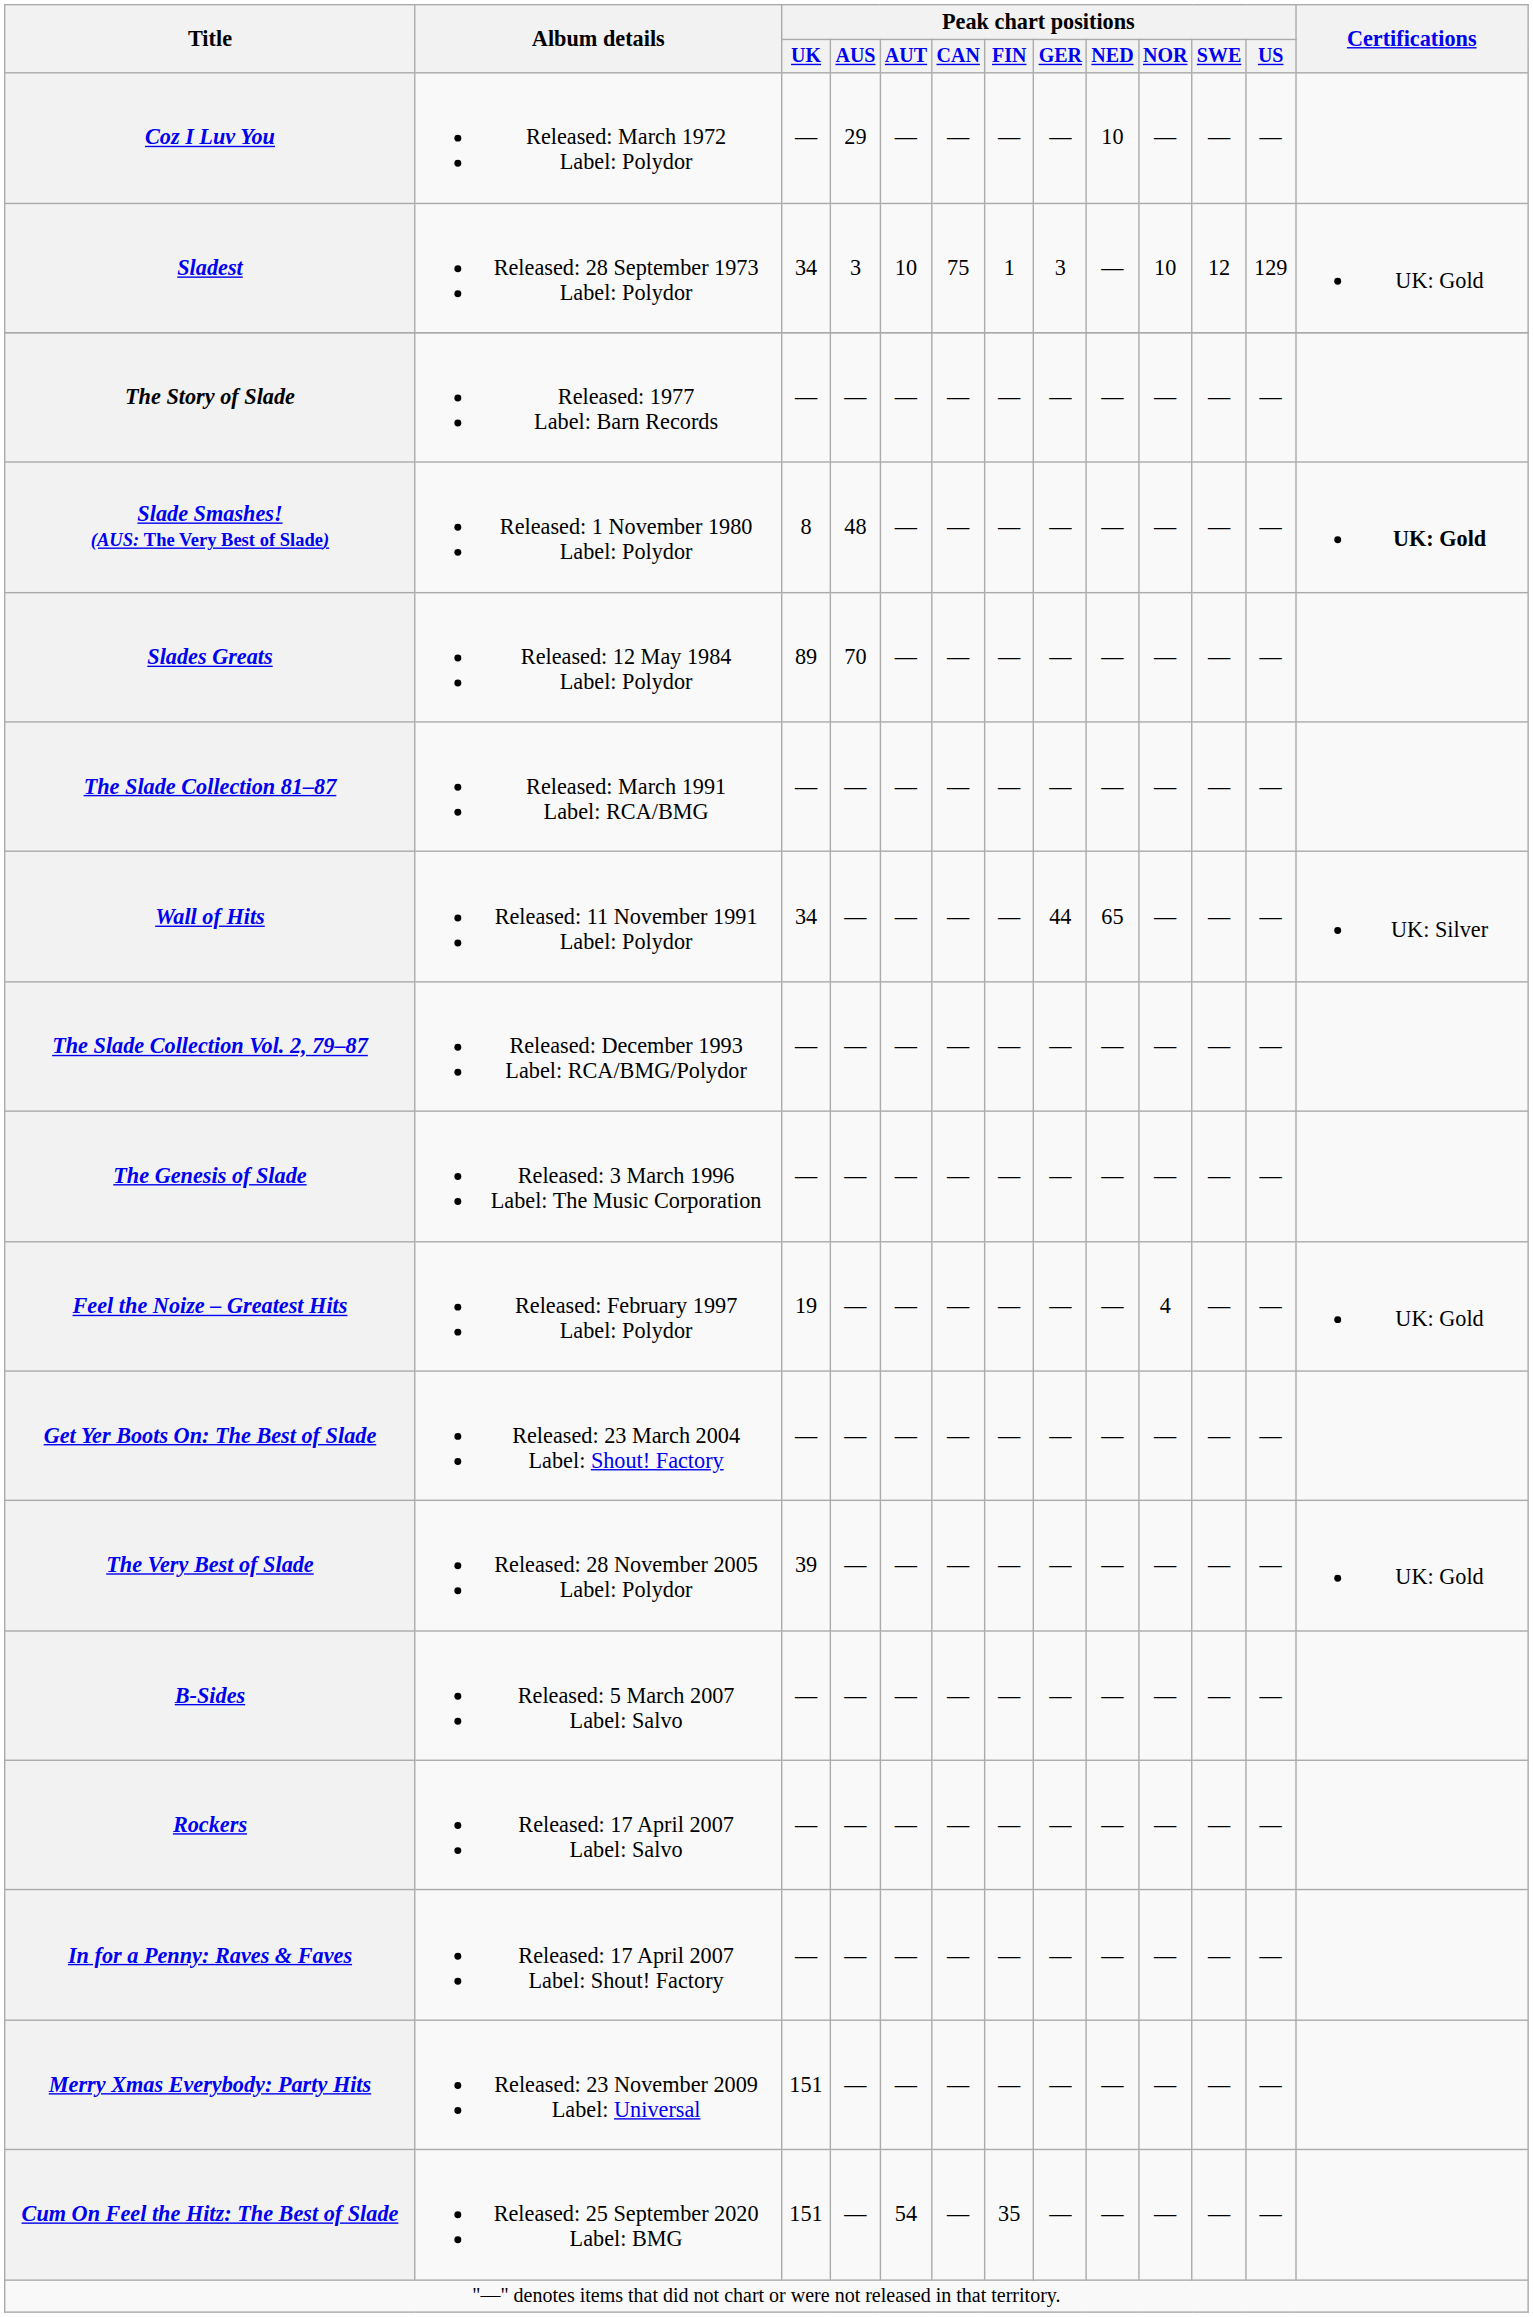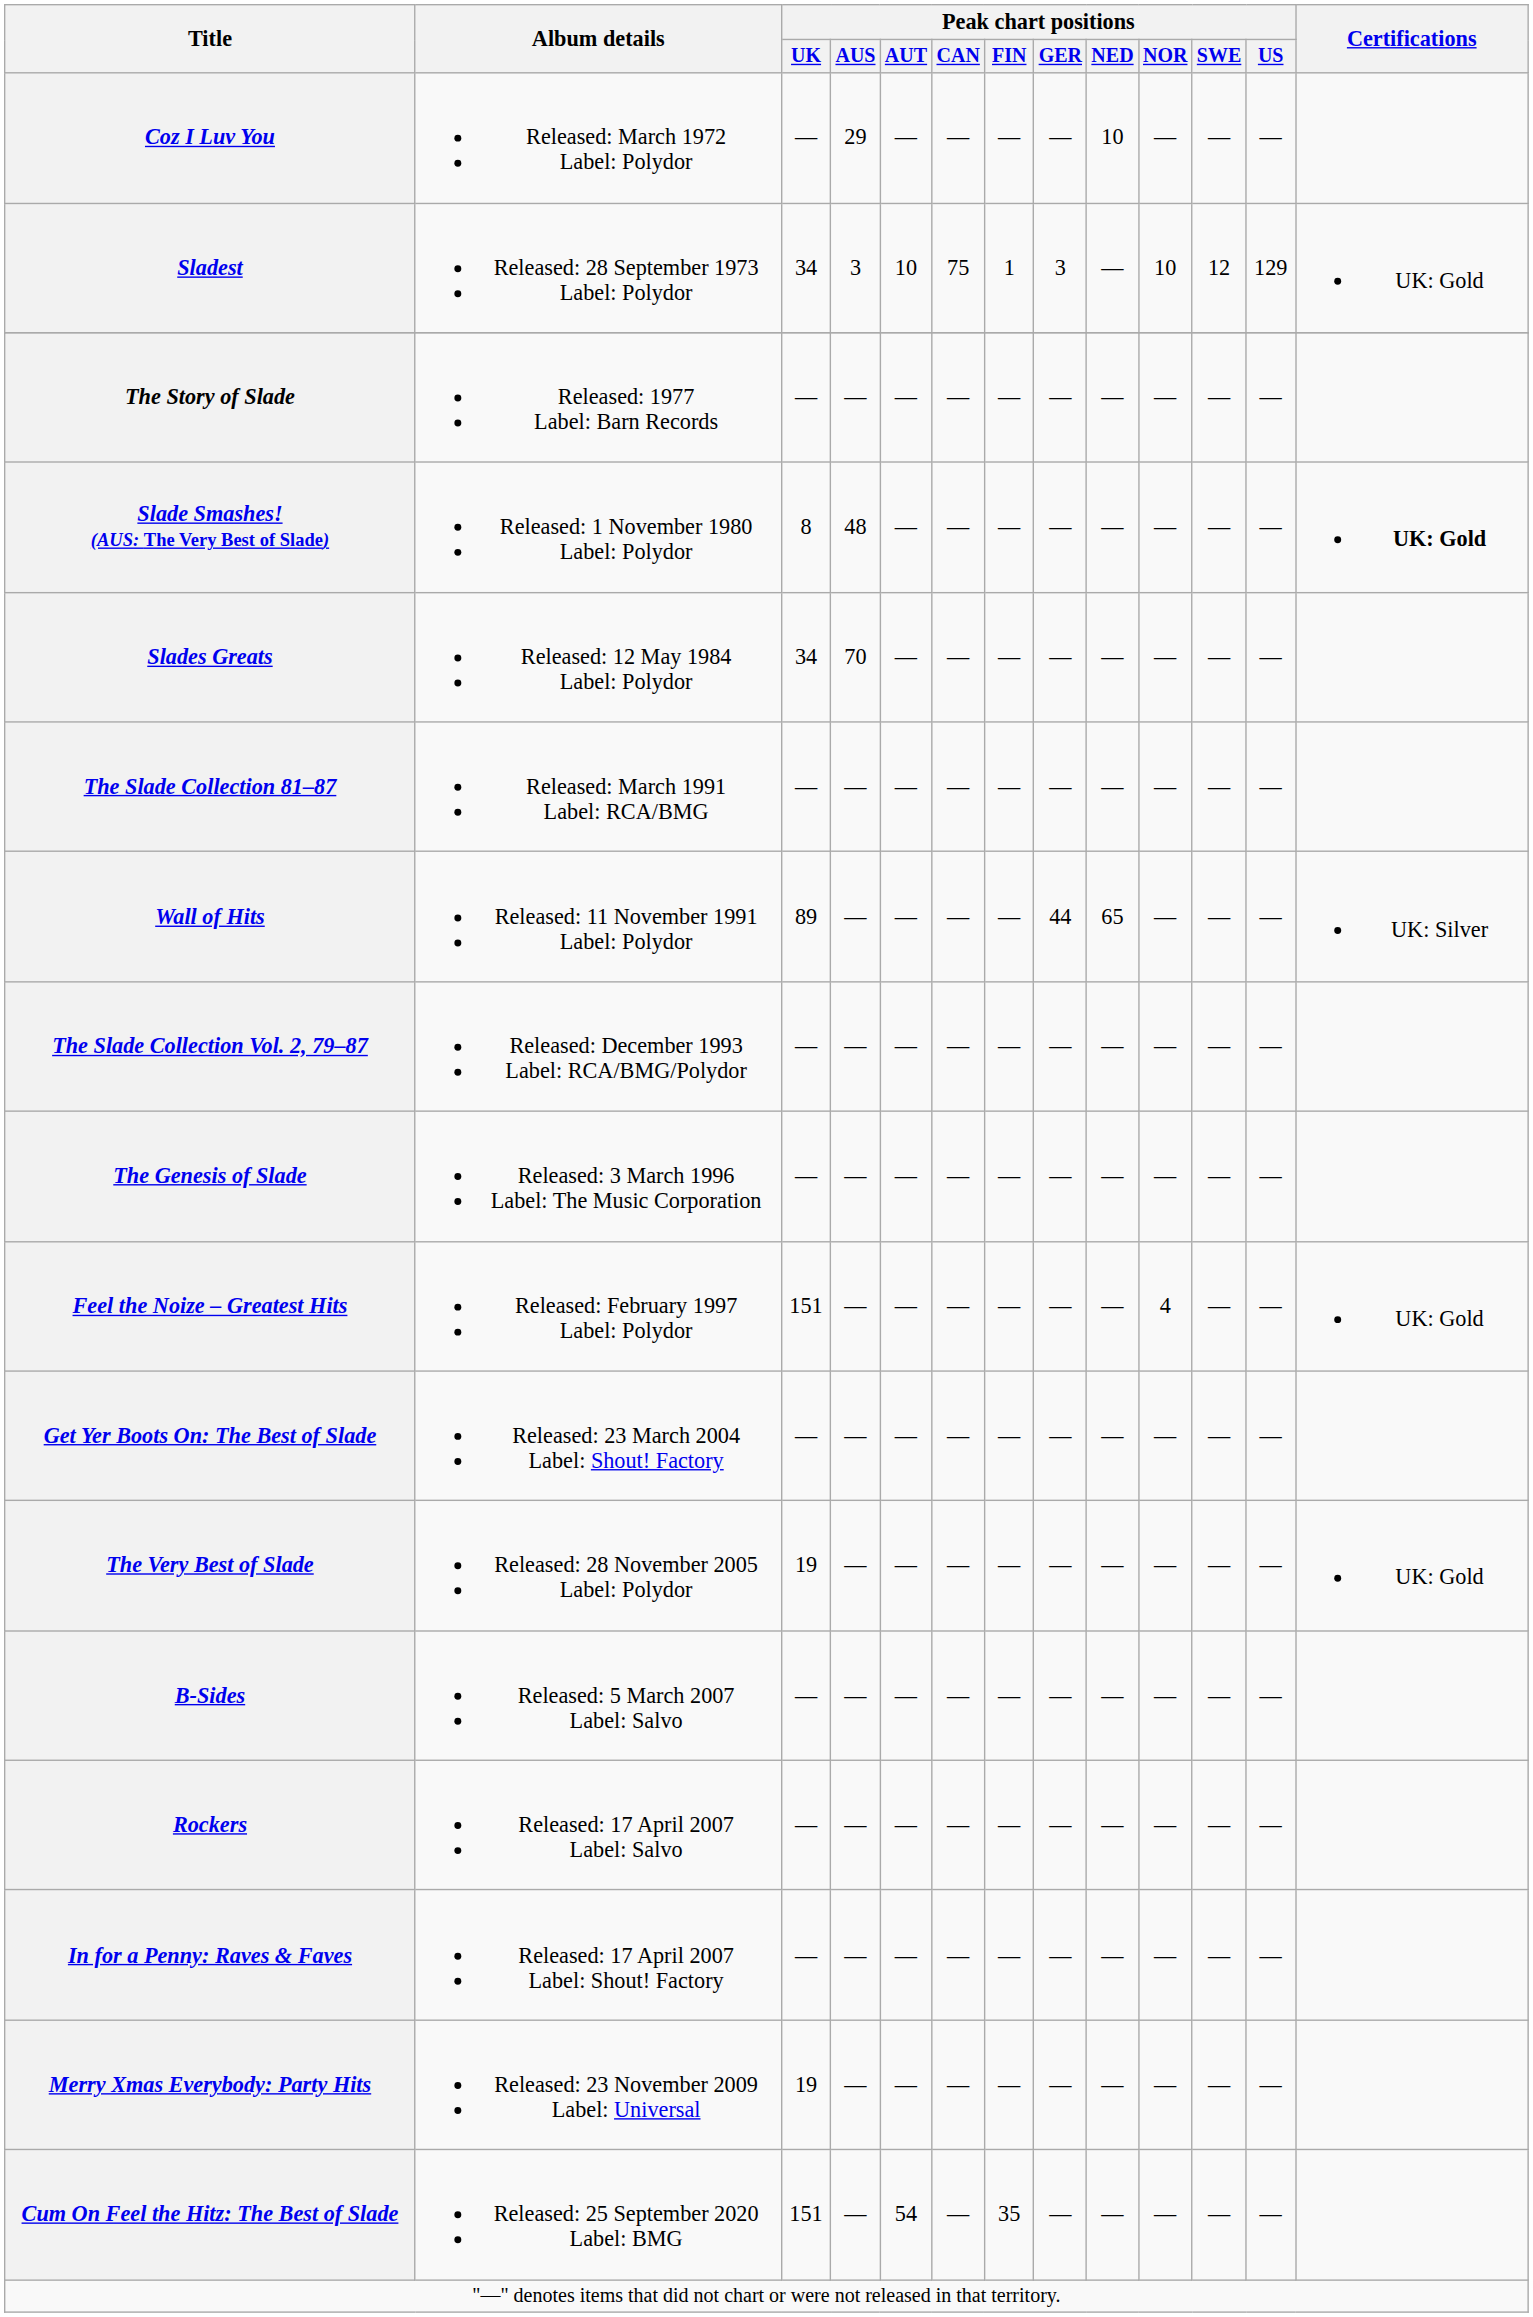(806, 656) 89 -> (806, 656) 34
(806, 916) 34 -> (806, 916) 89
(806, 1305) 19 -> (806, 1305) 151
(806, 1565) 39 -> (806, 1565) 19
(806, 2084) 151 -> (806, 2084) 19
